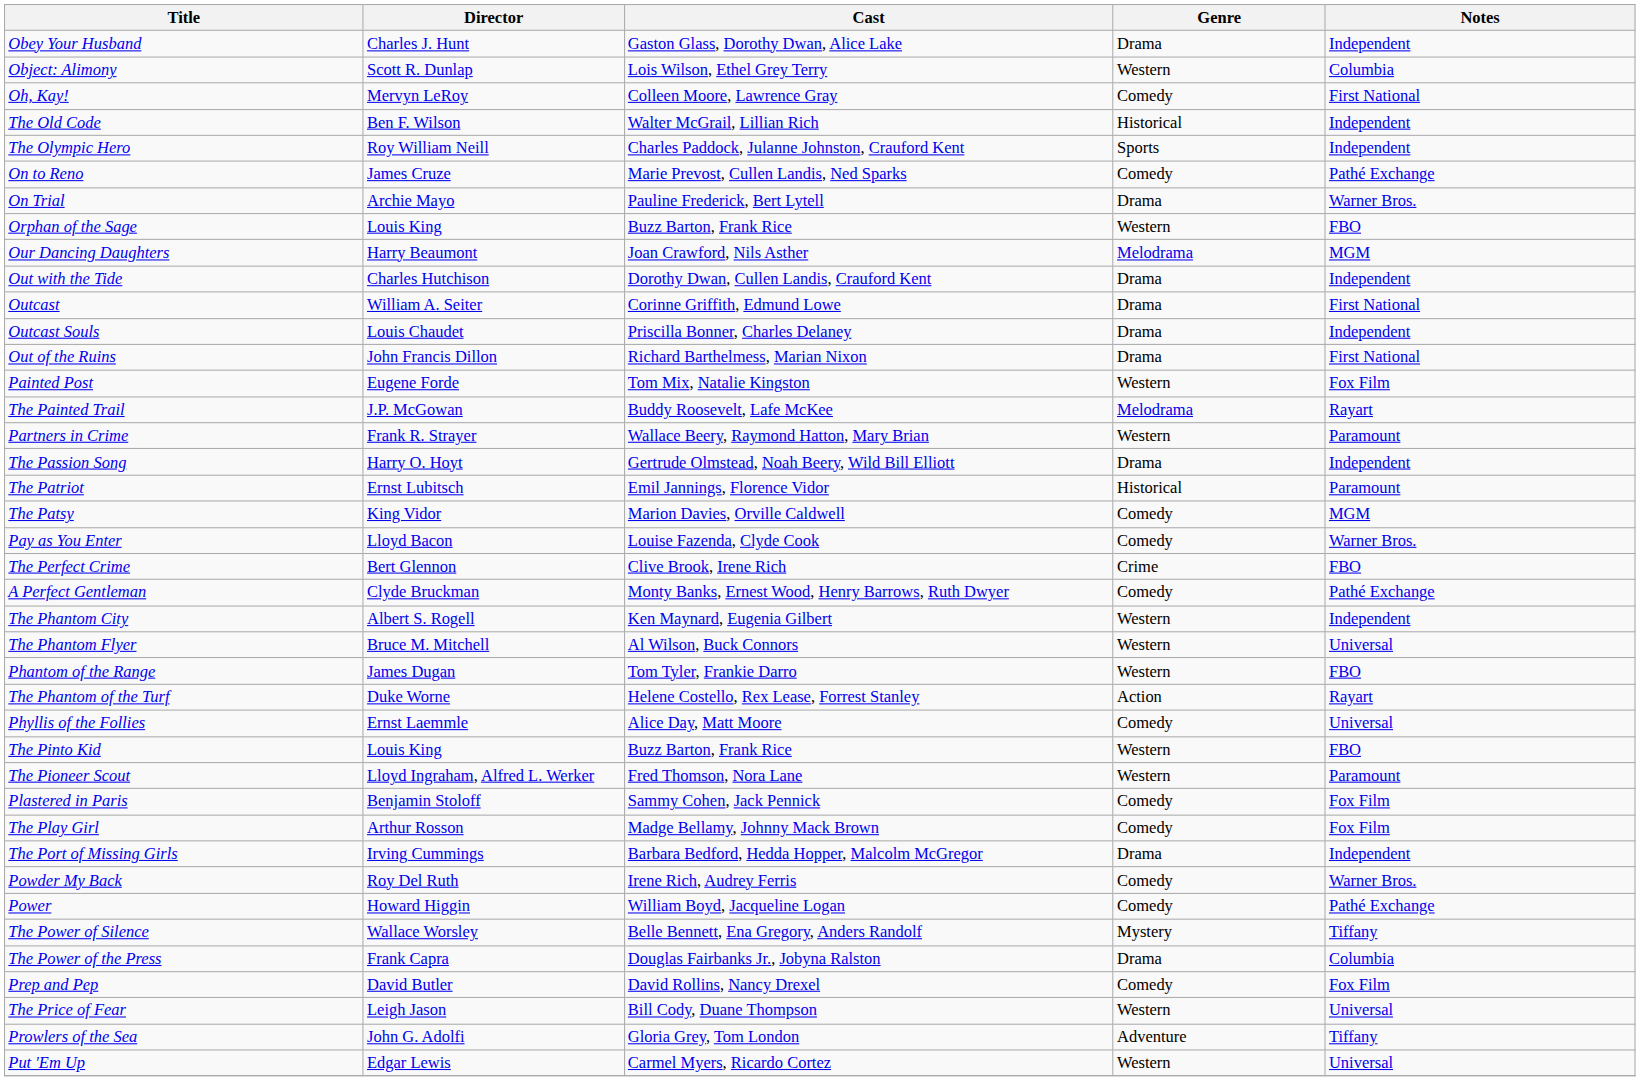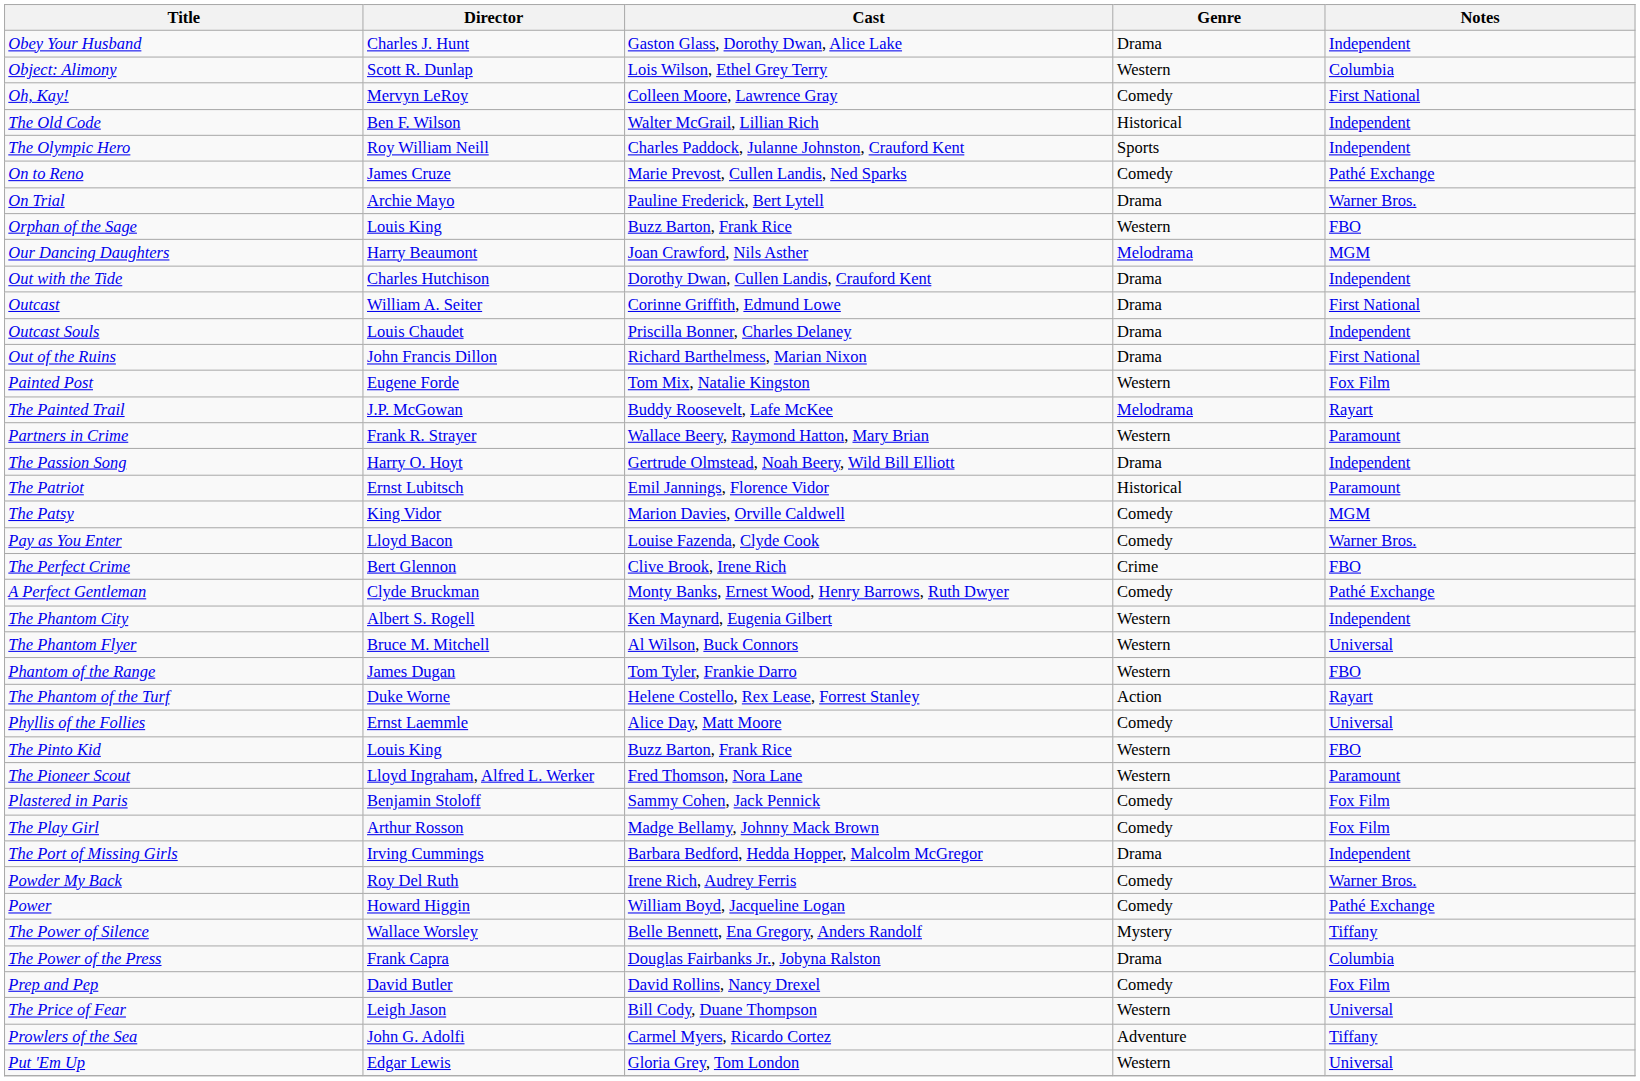(714, 1036) Gloria Grey, Tom London -> (729, 1036) Carmel Myers, Ricardo Cortez
(729, 1063) Carmel Myers, Ricardo Cortez -> (714, 1063) Gloria Grey, Tom London
